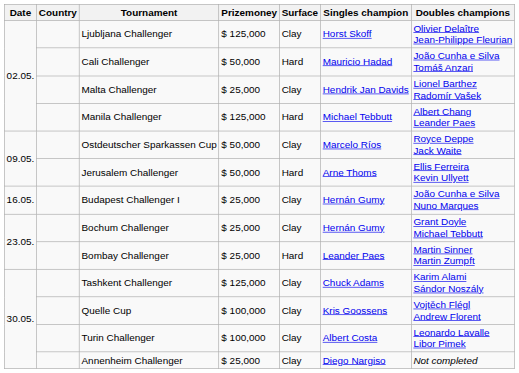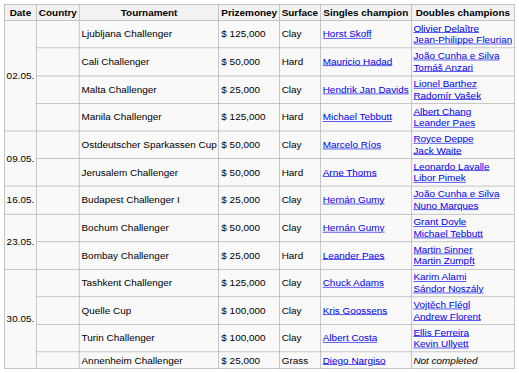(441, 172) Ellis Ferreira Kevin Ullyett -> (452, 172) Leonardo Lavalle Libor Pimek
(241, 227) $ 25,000 -> (241, 227) $ 50,000
(452, 337) Leonardo Lavalle Libor Pimek -> (441, 337) Ellis Ferreira Kevin Ullyett
(292, 359) Clay -> (295, 359) Grass
